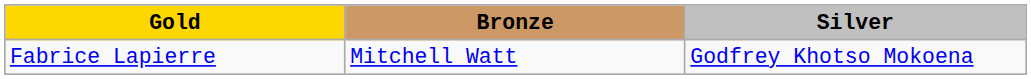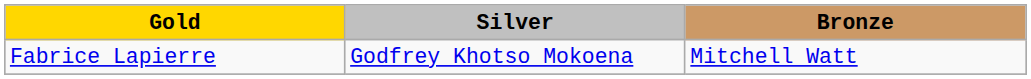columns swapped: (855, 22) <-> (515, 22)
